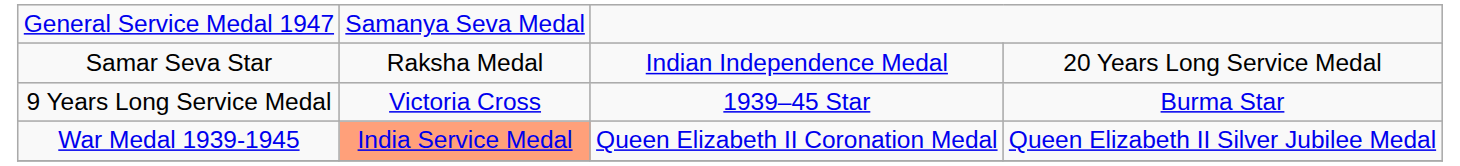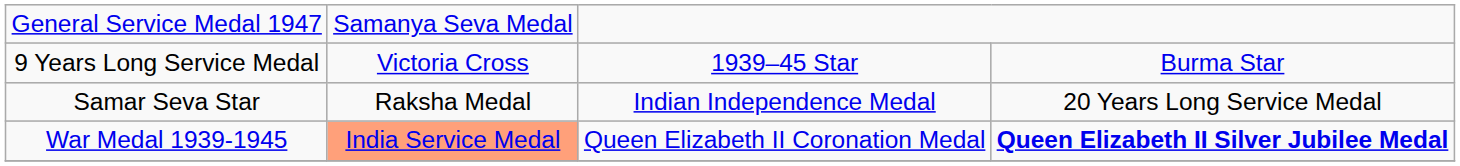rows swapped: (179, 62) <-> (179, 101)
(1222, 140) normal -> (1222, 140) bold
